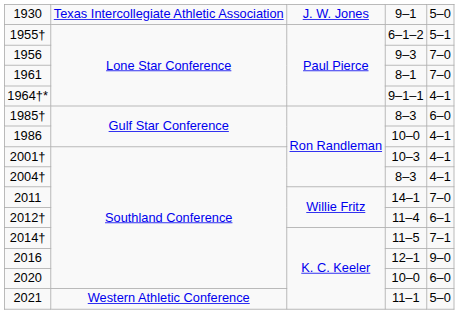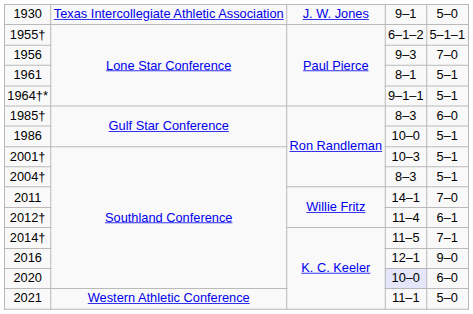(440, 34) 5–1 -> (447, 34) 5–1–1
(440, 75) 7–0 -> (447, 75) 5–1
(440, 95) 4–1 -> (447, 95) 5–1
(440, 136) 4–1 -> (447, 136) 5–1
(440, 156) 4–1 -> (447, 156) 5–1
(440, 177) 4–1 -> (447, 177) 5–1
(406, 278) no background -> (406, 278) lavender background
